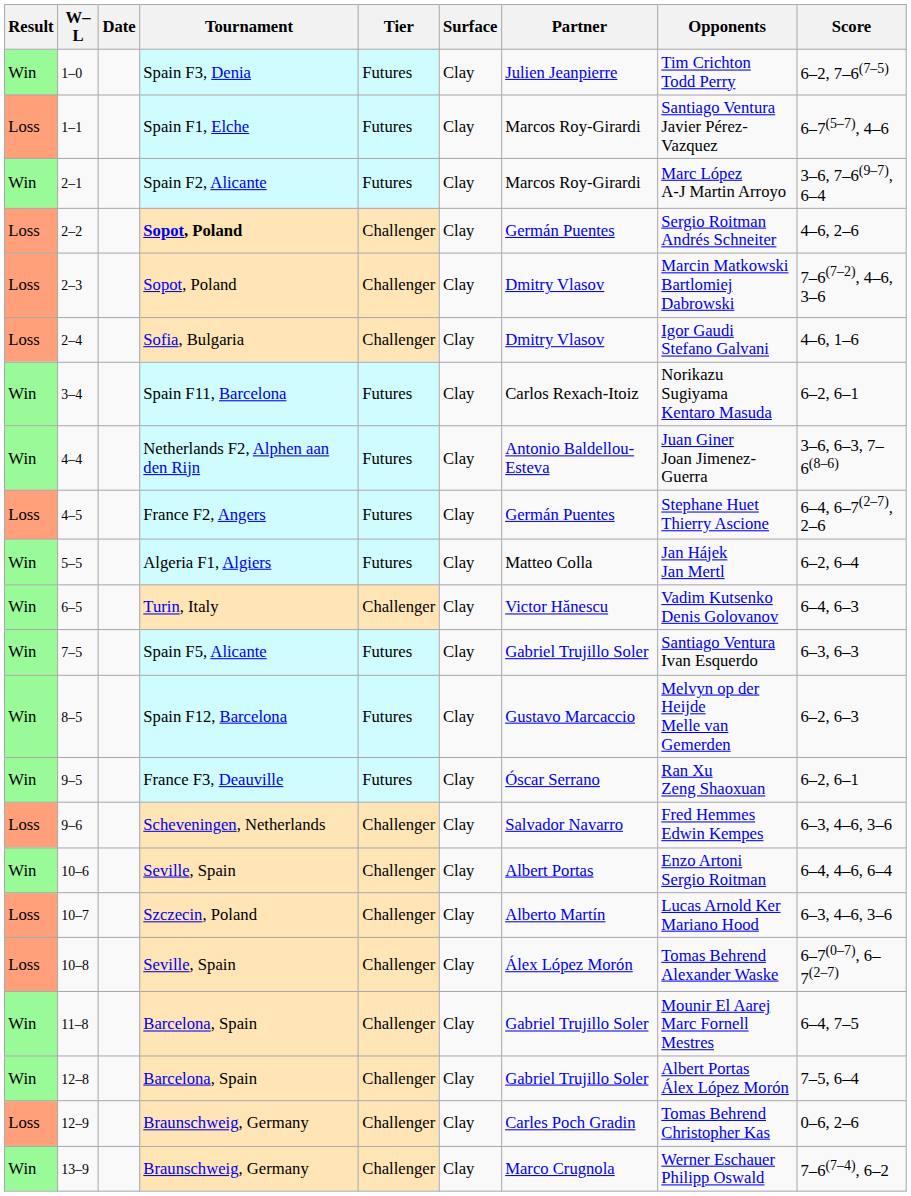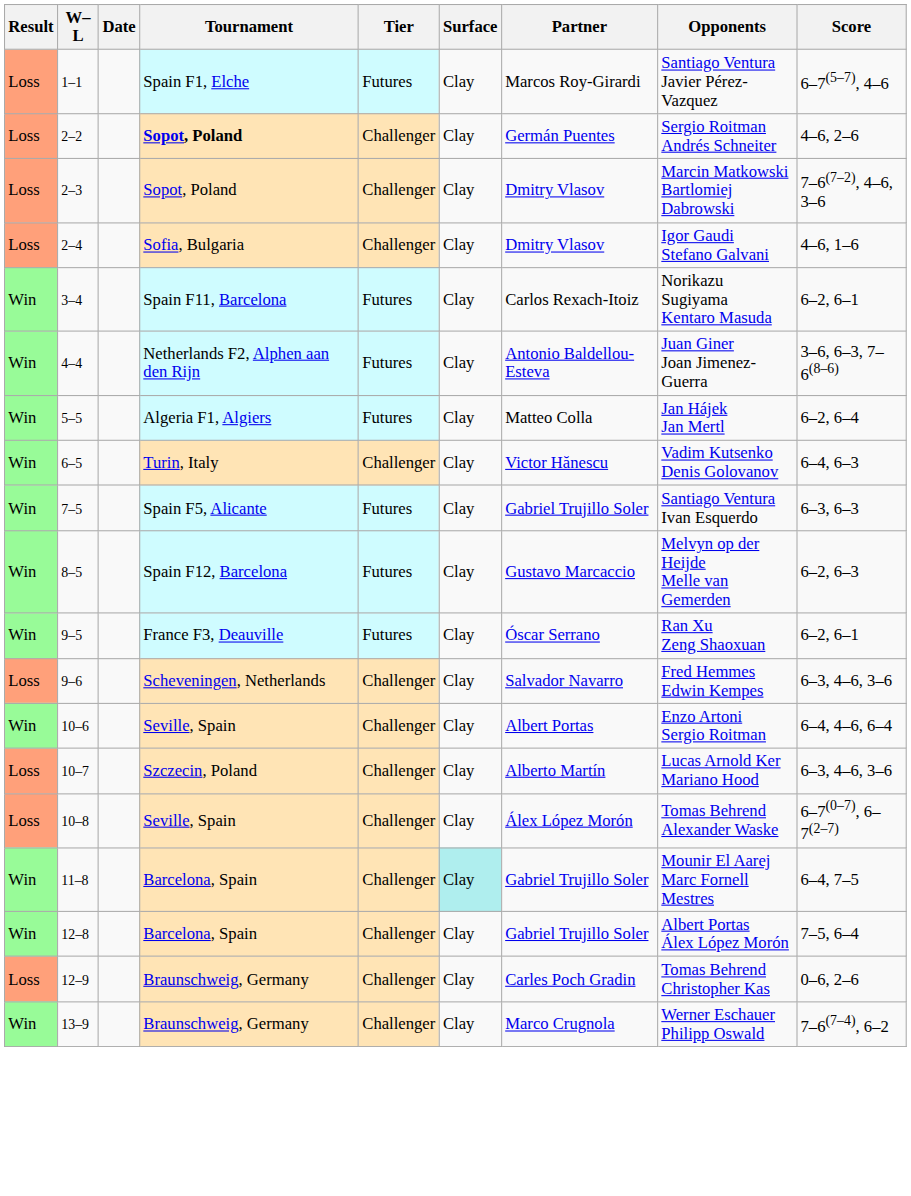- row: (72, 73)
- row: (72, 184)
- row: (72, 515)
(459, 1023) no background -> (459, 879) paleturquoise background
